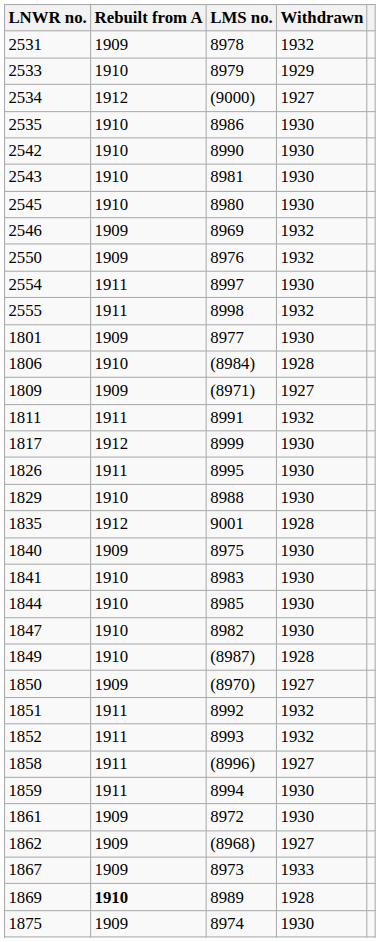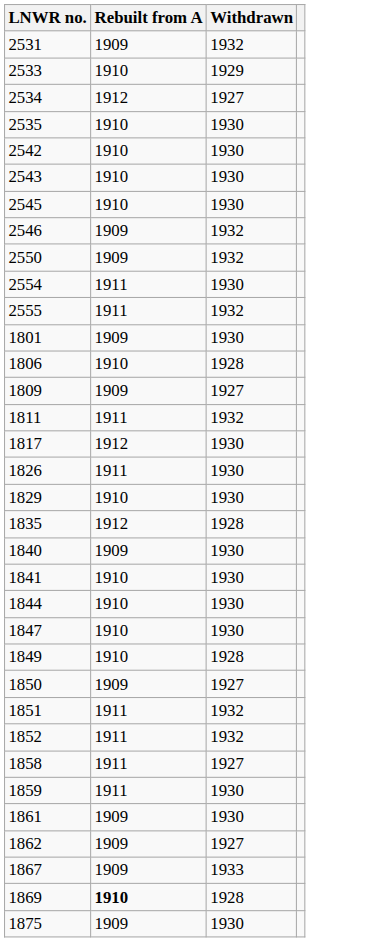- column: (242, 17)
